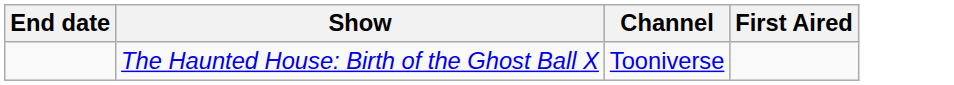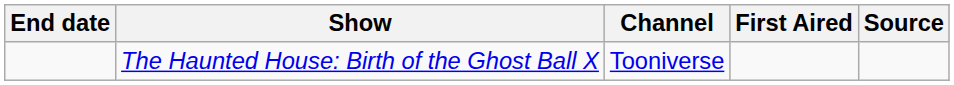+ column: (904, 23)
